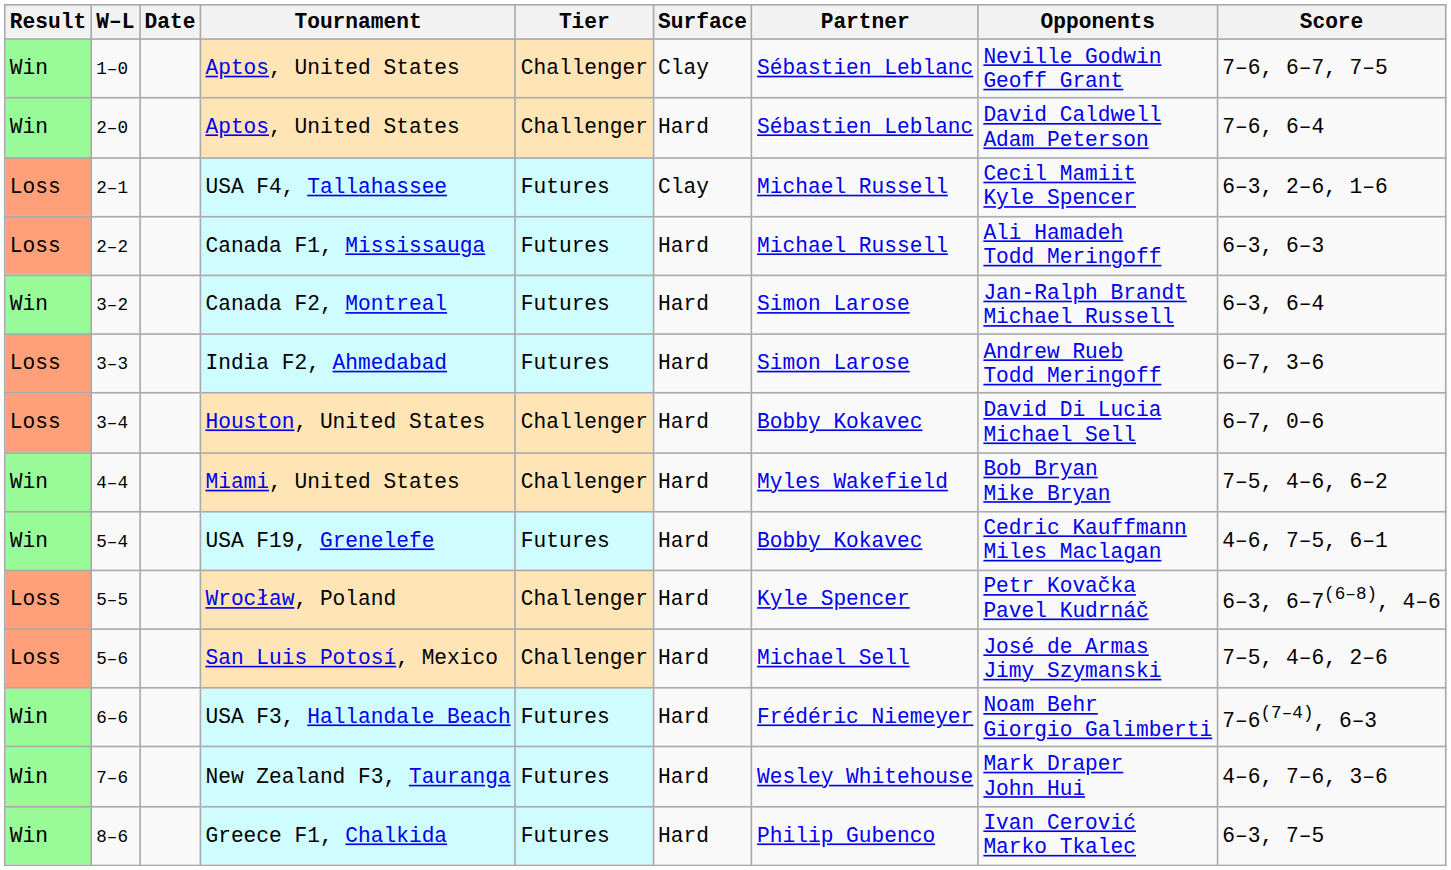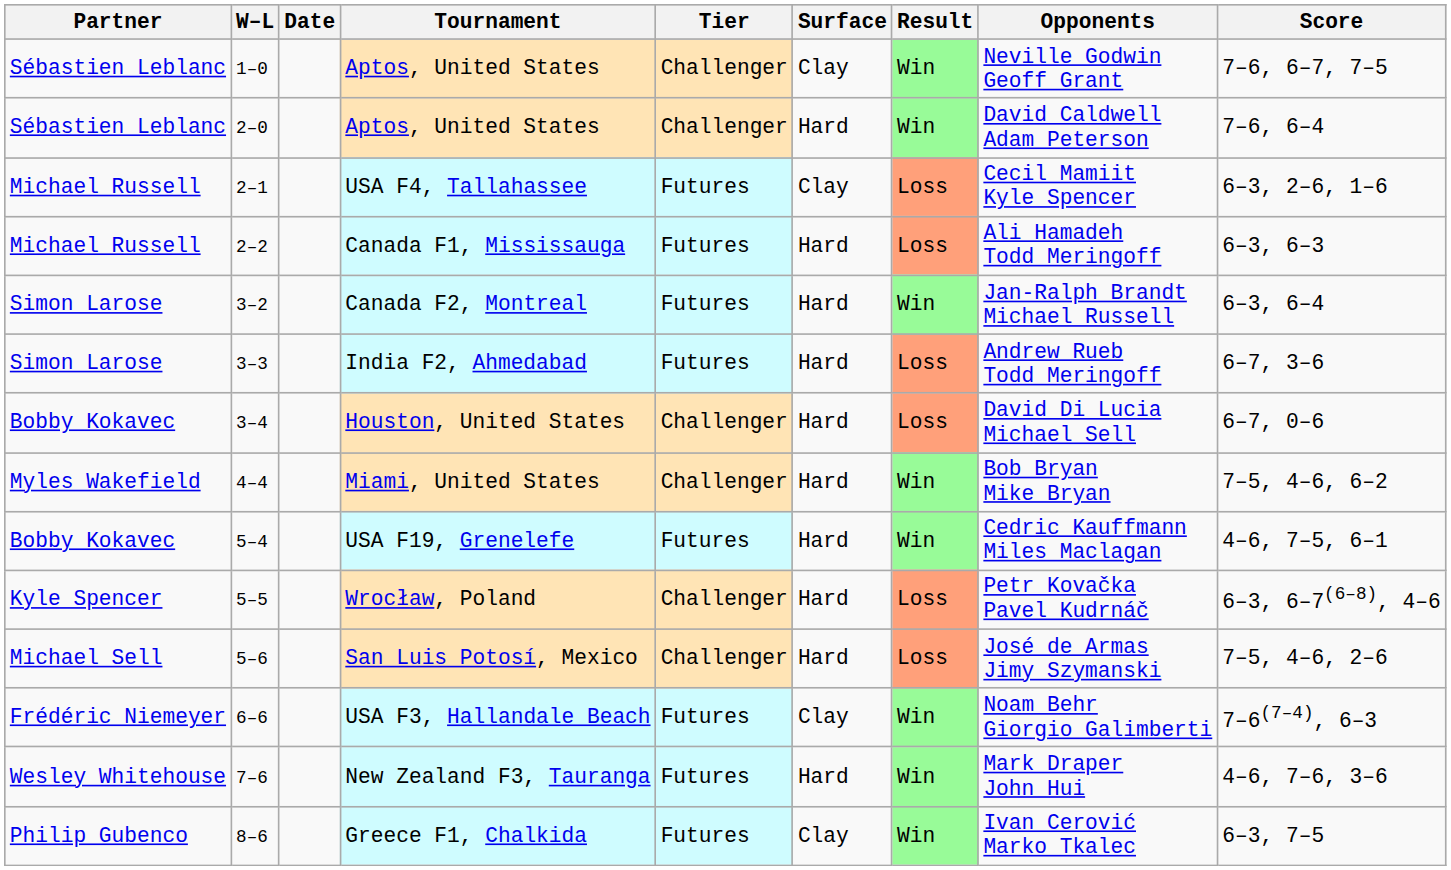columns swapped: (48, 22) <-> (865, 22)
(683, 718) Hard -> (823, 718) Clay
(683, 836) Hard -> (823, 836) Clay
